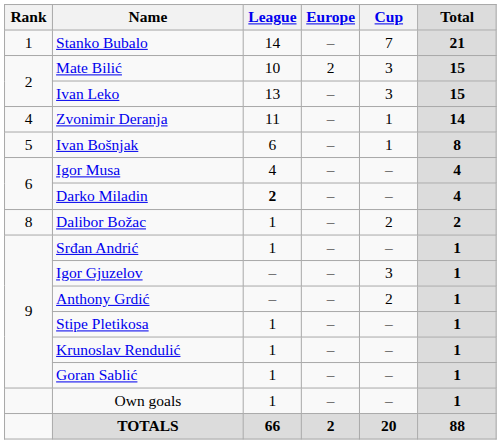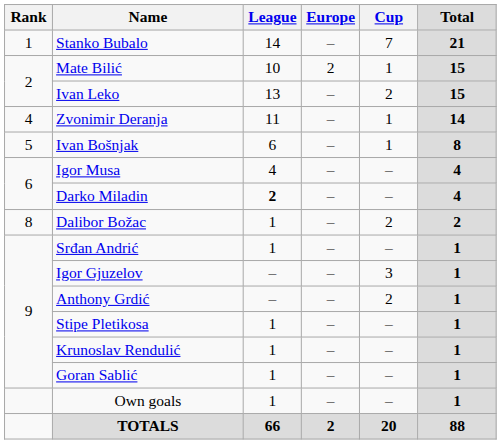(389, 68) 3 -> (389, 68) 1
(389, 94) 3 -> (389, 94) 2
